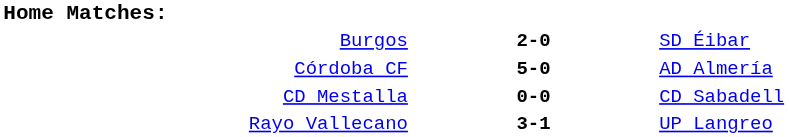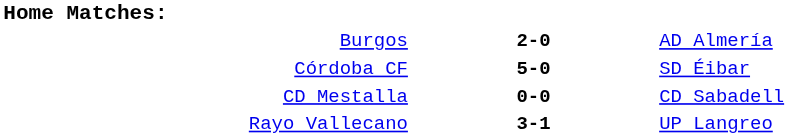(705, 42) SD Éibar -> (716, 42) AD Almería
(716, 69) AD Almería -> (705, 69) SD Éibar
